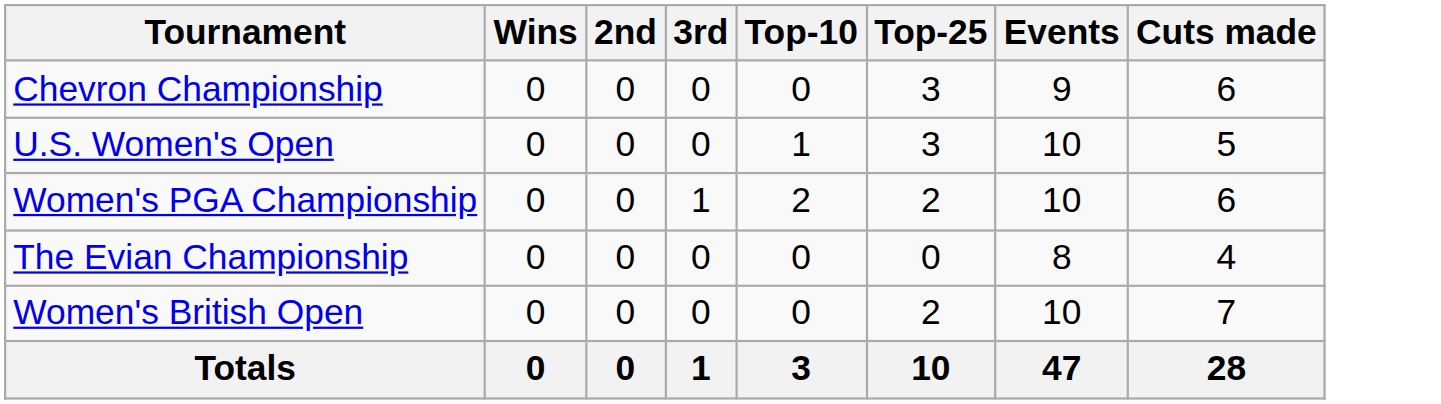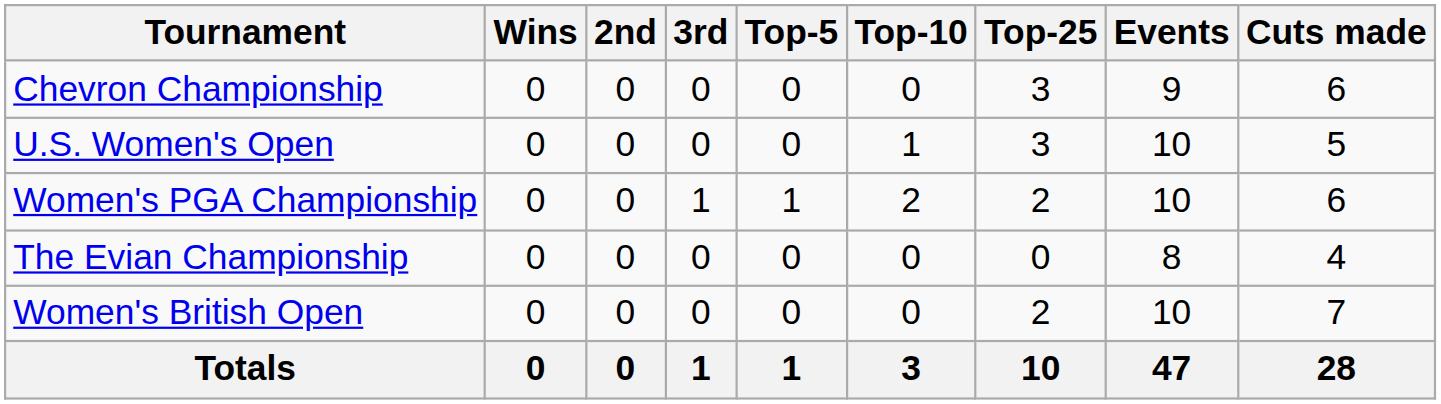+ column: (791, 32)
